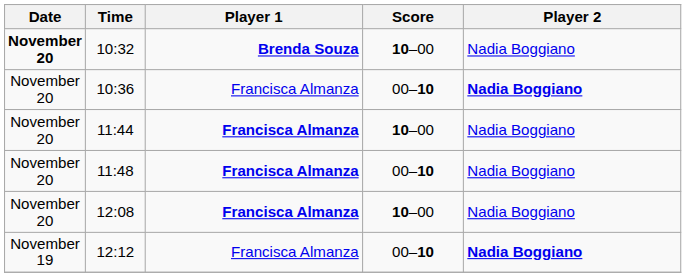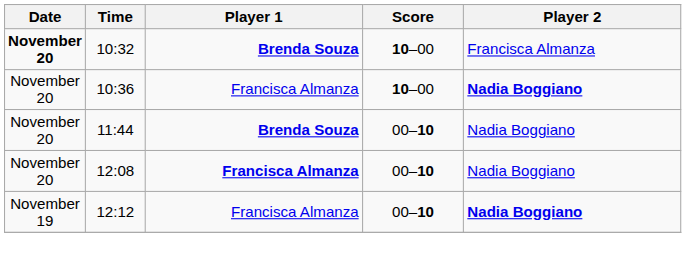(521, 49) Nadia Boggiano -> (531, 49) Francisca Almanza
(413, 90) 00–10 -> (413, 90) 10–00
(290, 131) Francisca Almanza -> (308, 131) Brenda Souza
(413, 131) 10–00 -> (413, 131) 00–10
- row: (115, 171)
(413, 212) 10–00 -> (413, 171) 00–10
